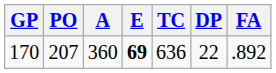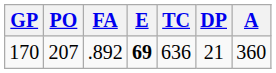columns swapped: (103, 20) <-> (249, 20)
(209, 52) 22 -> (214, 52) 21
